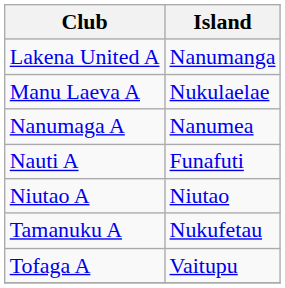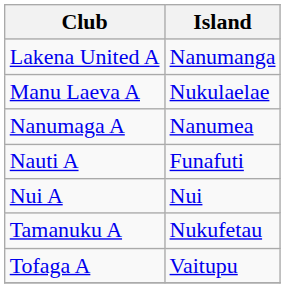- row: (50, 195)
+ row: (36, 195)
